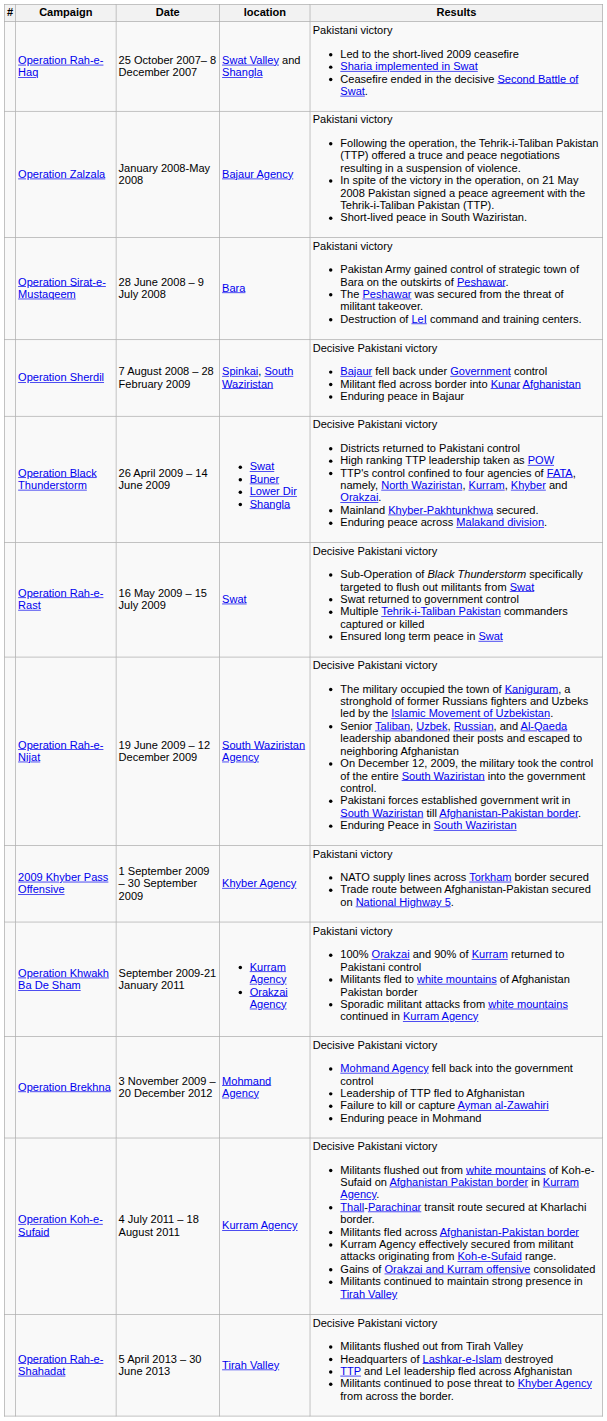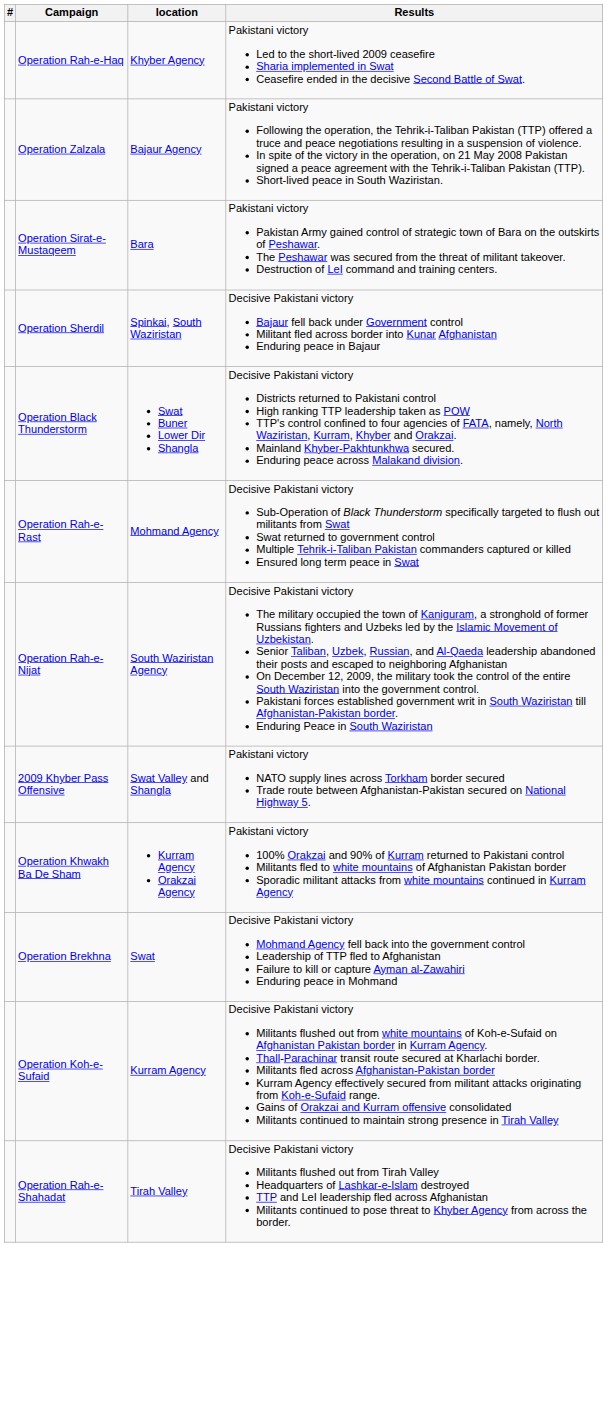- column: (168, 13)
(261, 66) Swat Valley and Shangla -> (167, 60) Khyber Agency
(234, 599) Swat -> (175, 531) Mohmand Agency
(259, 884) Khyber Agency -> (170, 784) Swat Valley and Shangla
(247, 1087) Mohmand Agency -> (143, 957) Swat
